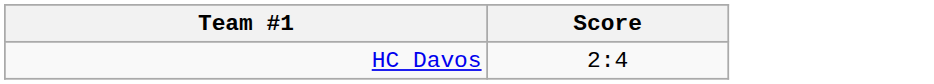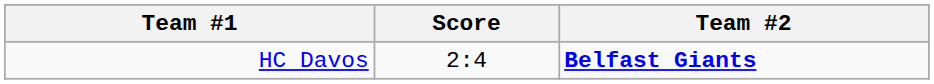+ column: (743, 24)
